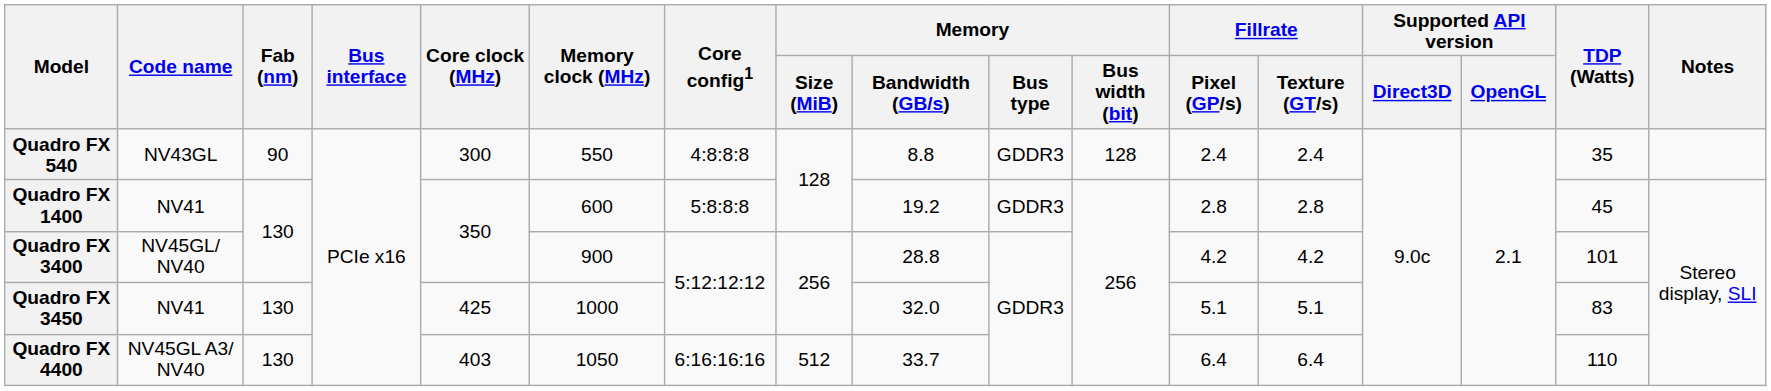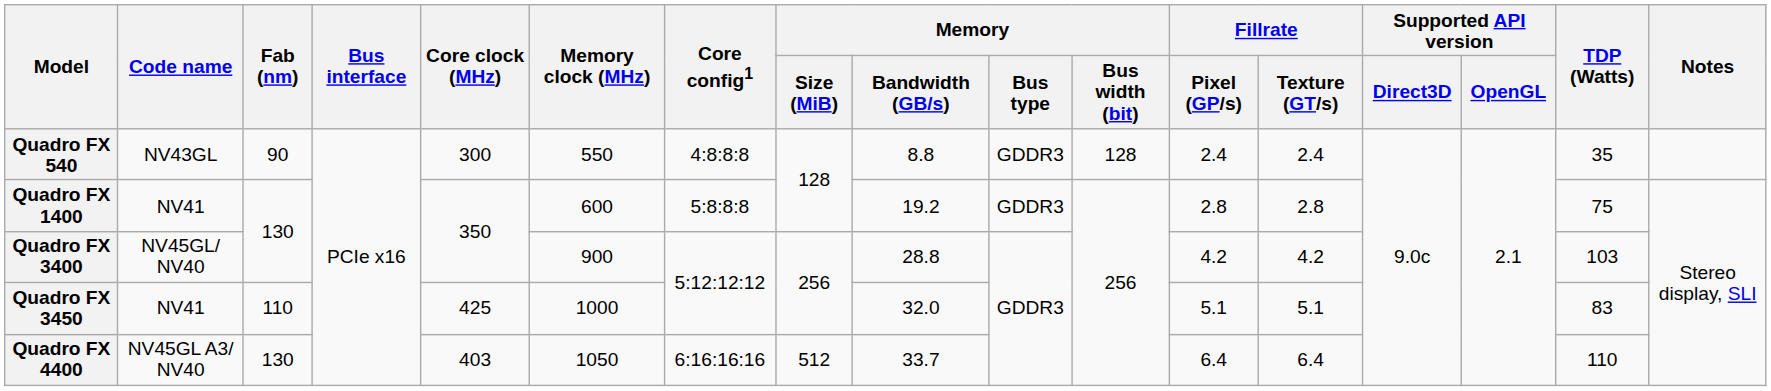(1602, 205) 45 -> (1602, 205) 75
(1602, 257) 101 -> (1602, 257) 103
(278, 308) 130 -> (278, 308) 110
